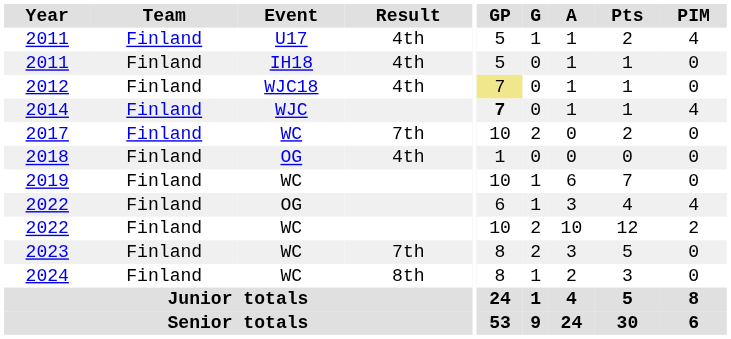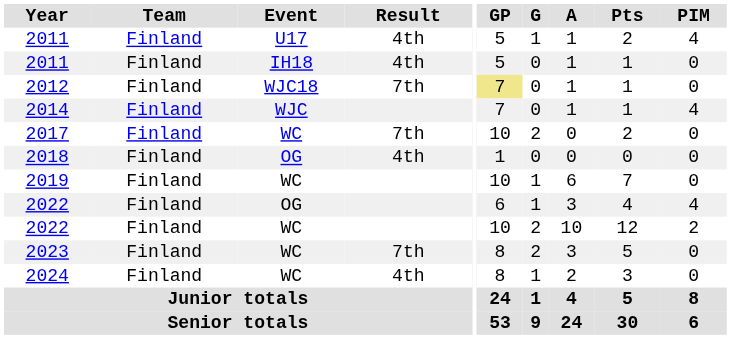(408, 87) 4th -> (408, 87) 7th
(500, 110) bold -> (500, 110) normal
(408, 276) 8th -> (408, 276) 4th
